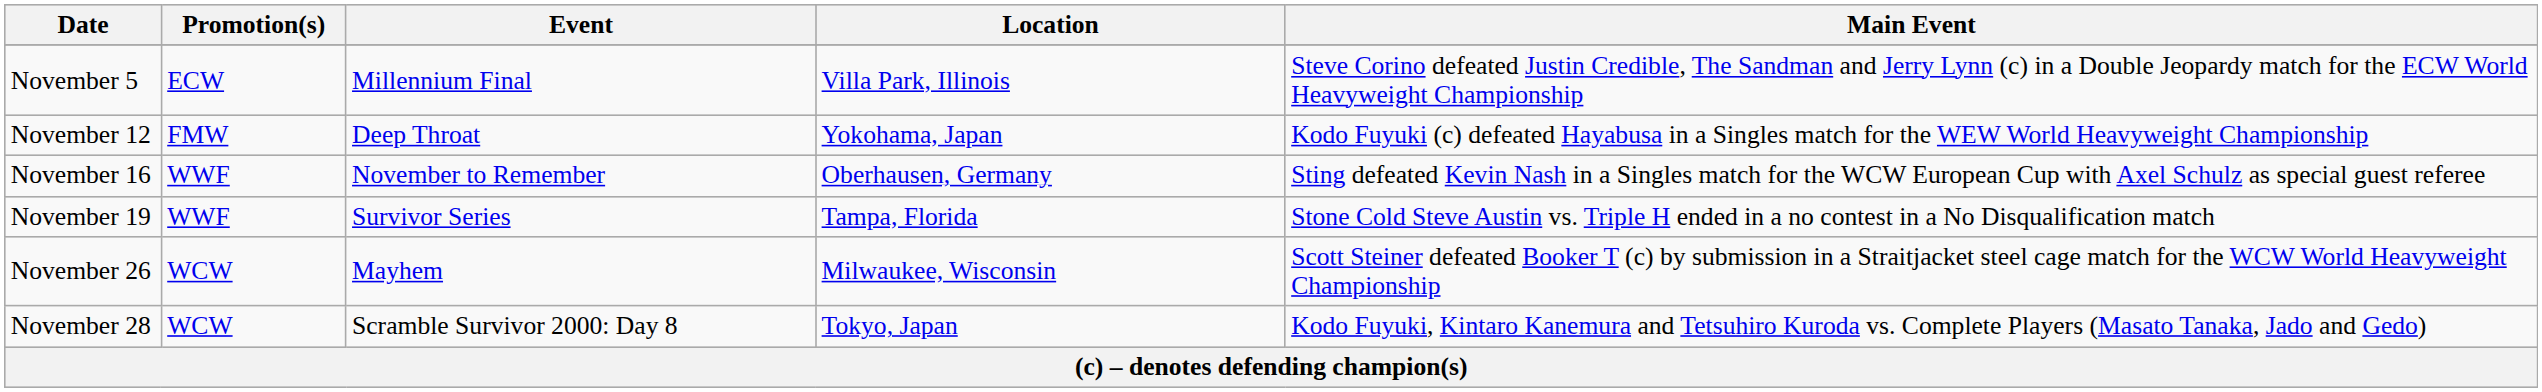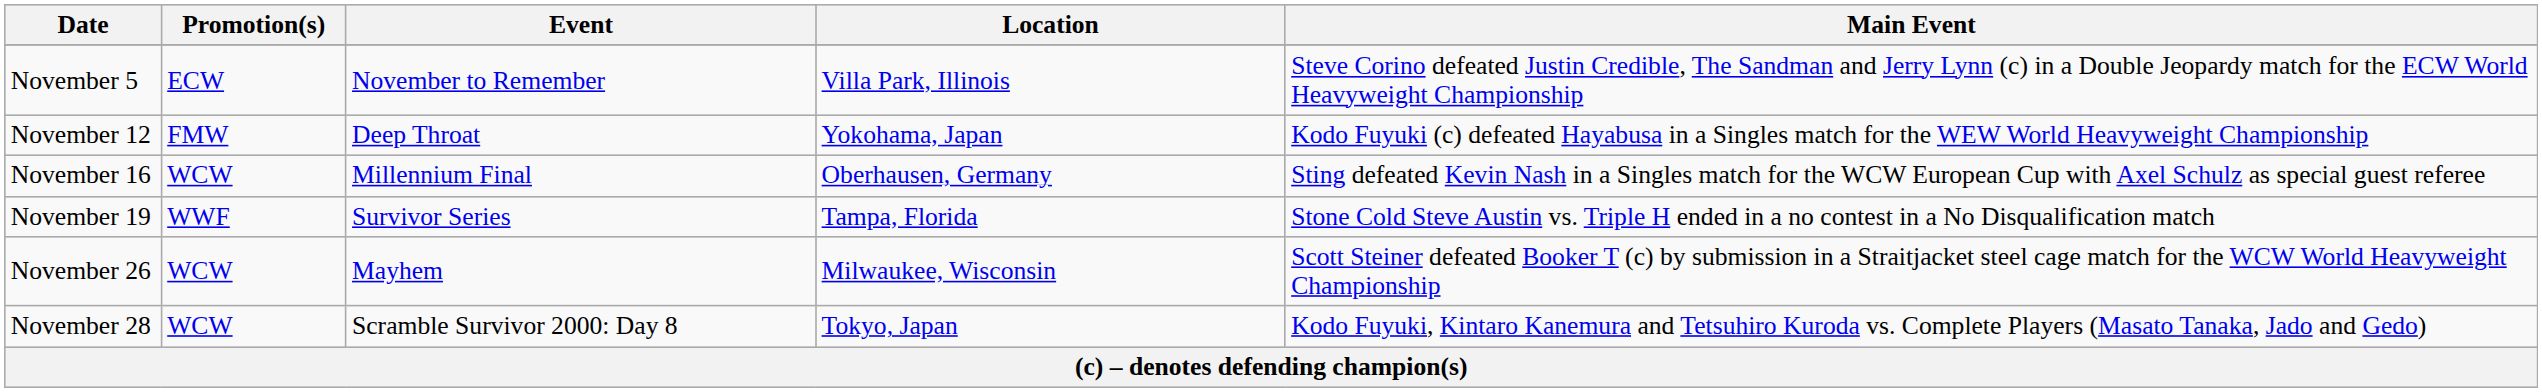(442, 79) Millennium Final -> (479, 79) November to Remember
(198, 175) WWF -> (200, 175) WCW
(479, 175) November to Remember -> (442, 175) Millennium Final
